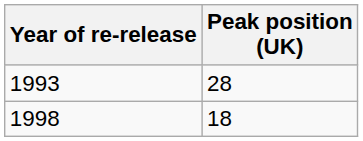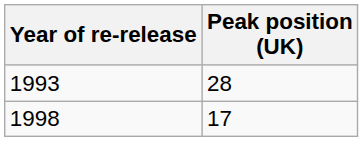(219, 118) 18 -> (219, 118) 17
